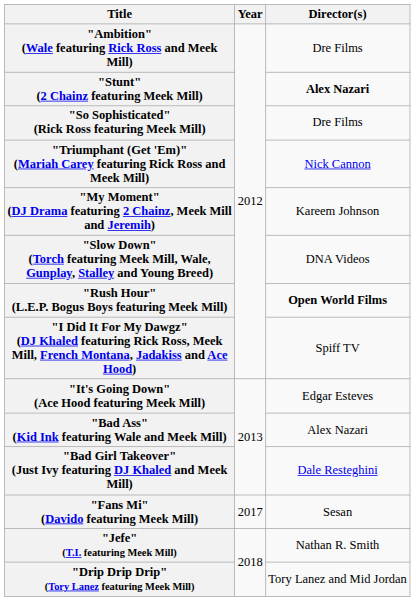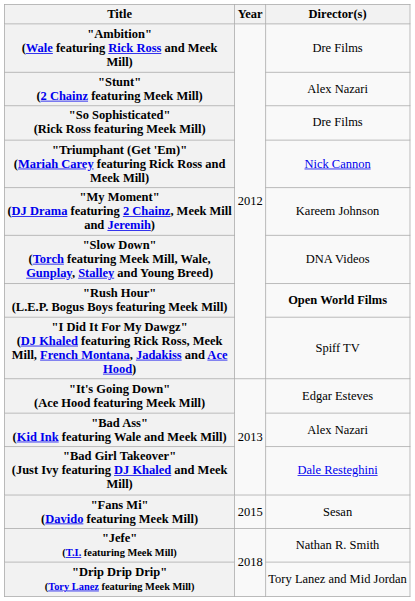(338, 89) bold -> (338, 89) normal
(250, 511) 2017 -> (250, 511) 2015
